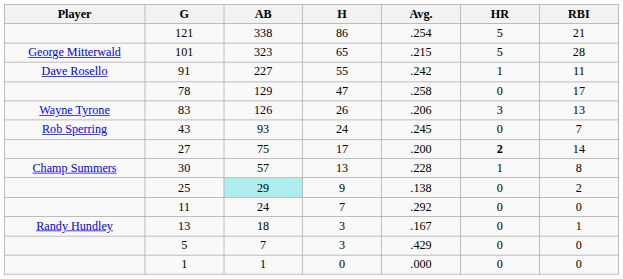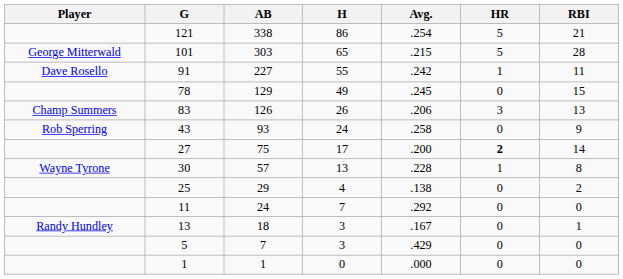(263, 52) 323 -> (263, 52) 303
(342, 91) 47 -> (342, 91) 49
(421, 91) .258 -> (421, 91) .245
(579, 91) 17 -> (579, 91) 15
(75, 110) Wayne Tyrone -> (75, 110) Champ Summers
(421, 129) .245 -> (421, 129) .258
(579, 129) 7 -> (579, 129) 9
(75, 168) Champ Summers -> (75, 168) Wayne Tyrone
(263, 187) paleturquoise background -> (263, 187) no background
(342, 187) 9 -> (342, 187) 4
